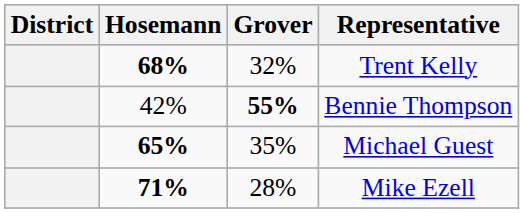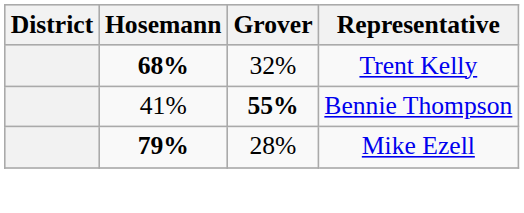(163, 106) 42% -> (163, 106) 41%
- row: (418, 146)
(163, 187) 71% -> (163, 146) 79%
